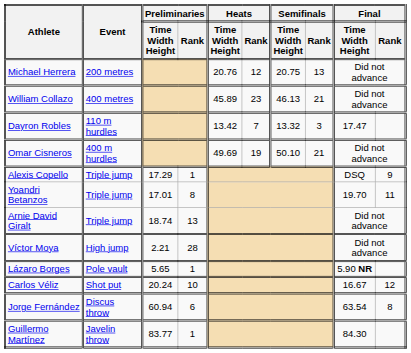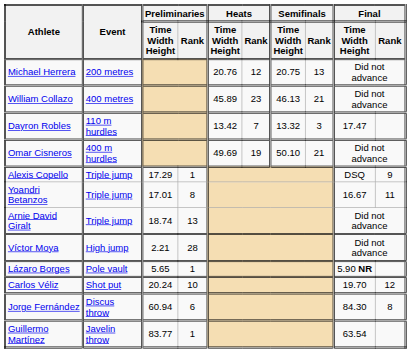(355, 195) 19.70 -> (355, 195) 16.67
(355, 286) 16.67 -> (355, 286) 19.70
(355, 307) 63.54 -> (355, 307) 84.30
(355, 334) 84.30 -> (355, 334) 63.54
